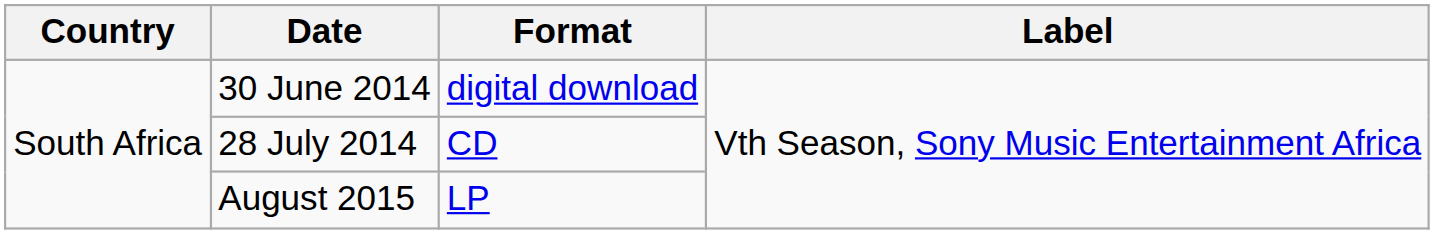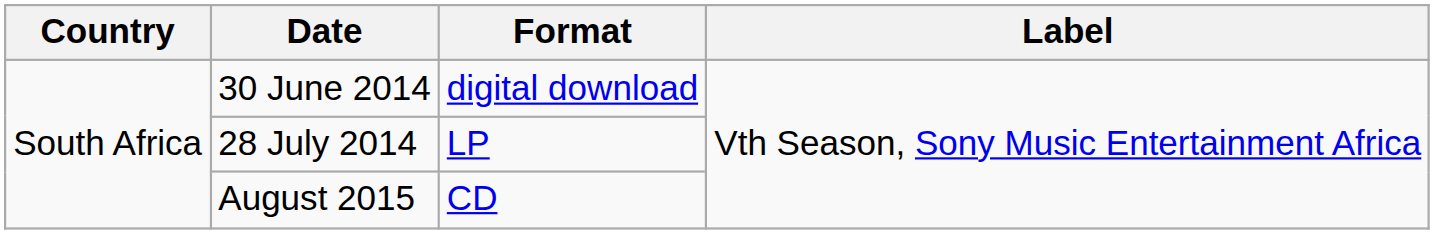(472, 143) CD -> (468, 143) LP
(468, 198) LP -> (472, 198) CD
